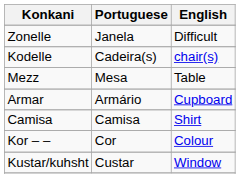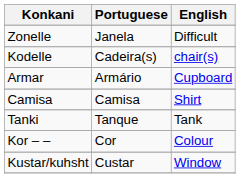- row: (23, 78)
+ row: (23, 120)
